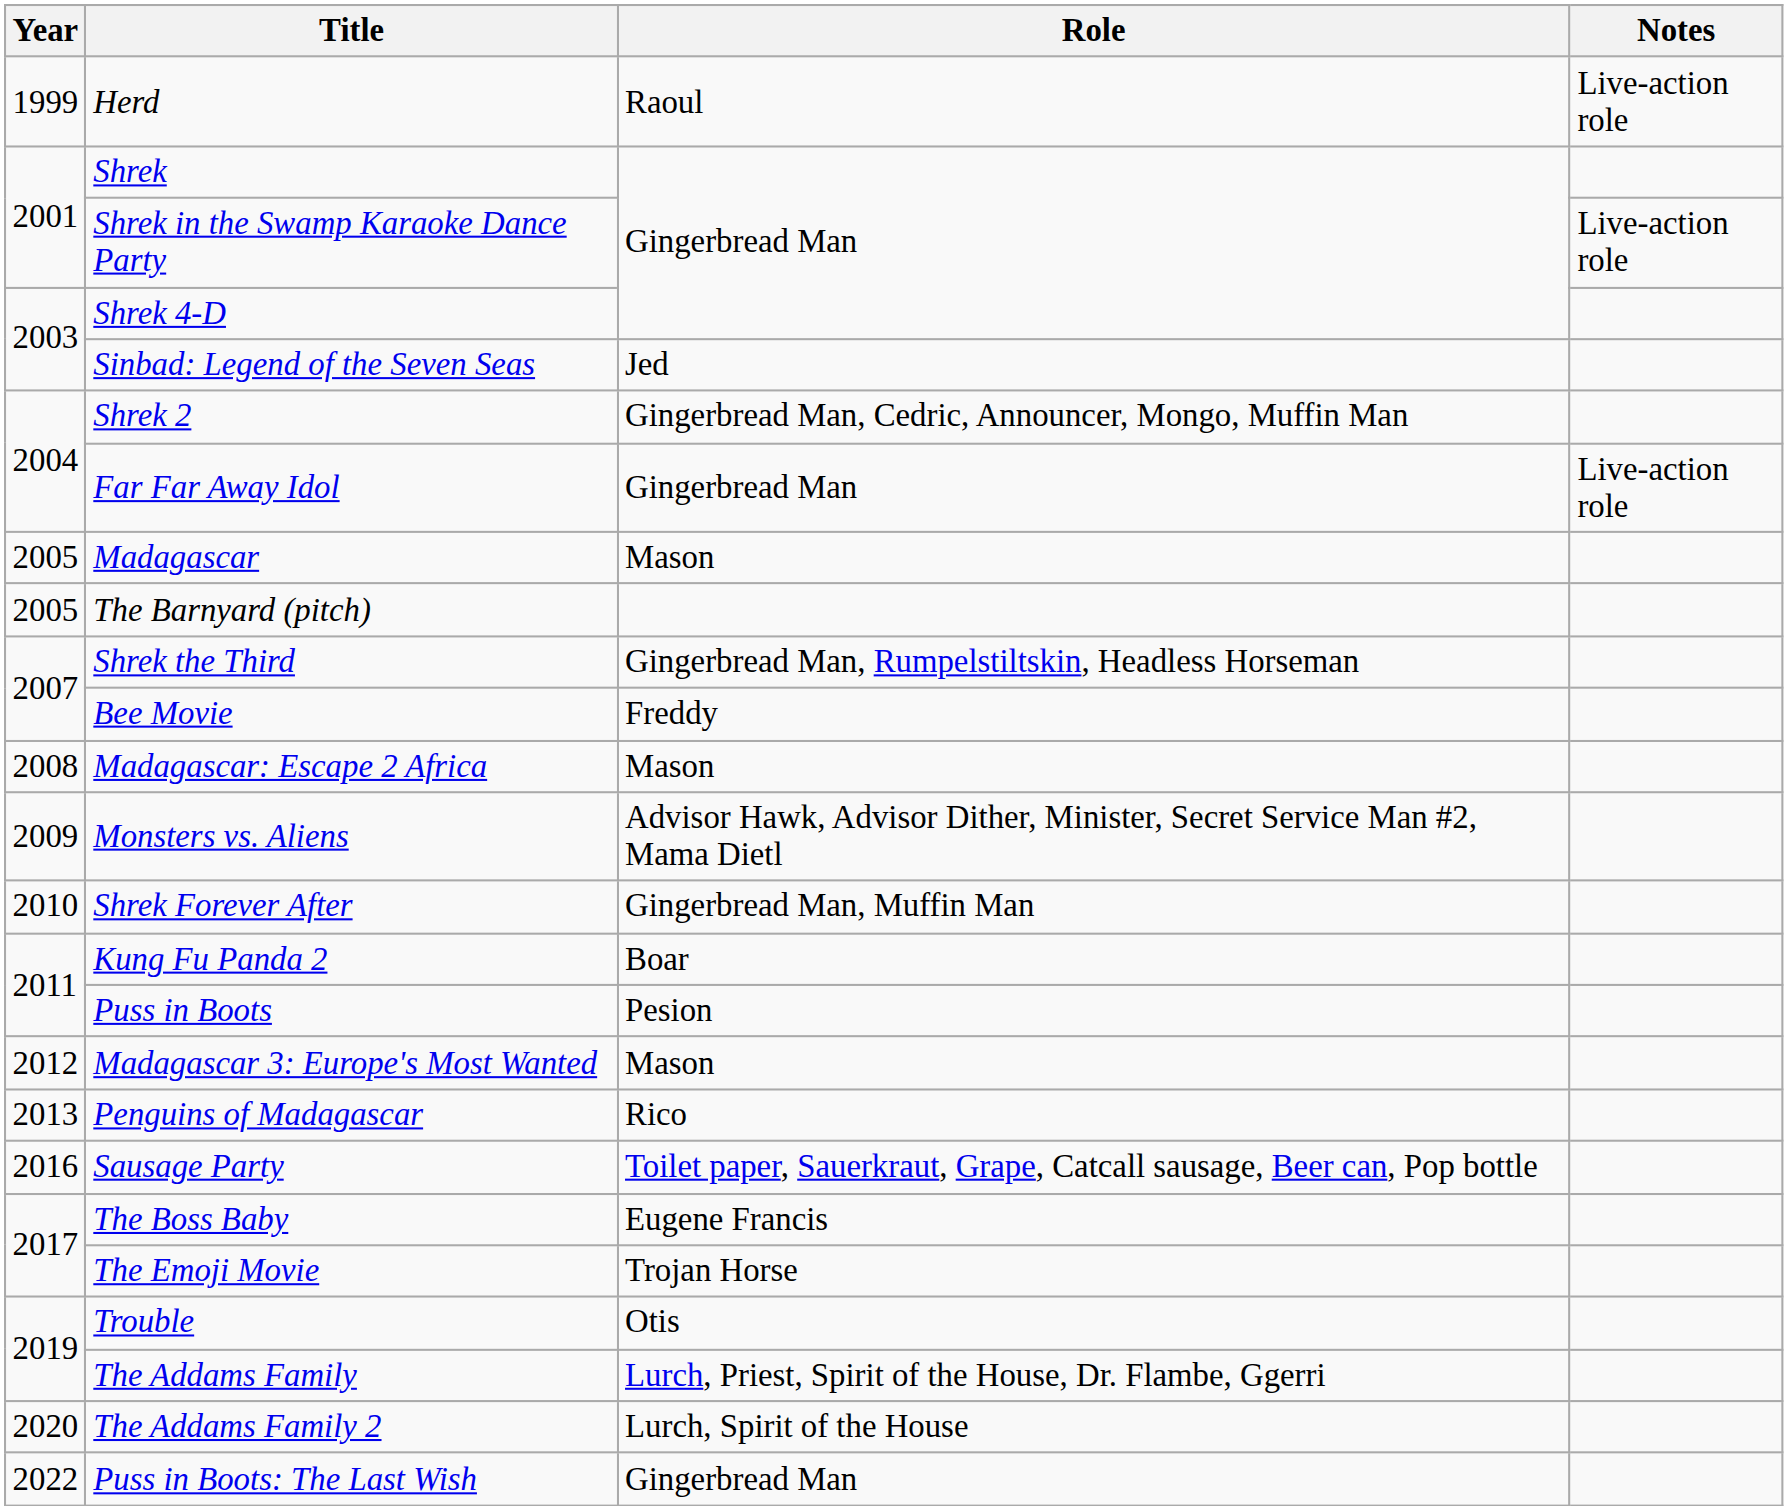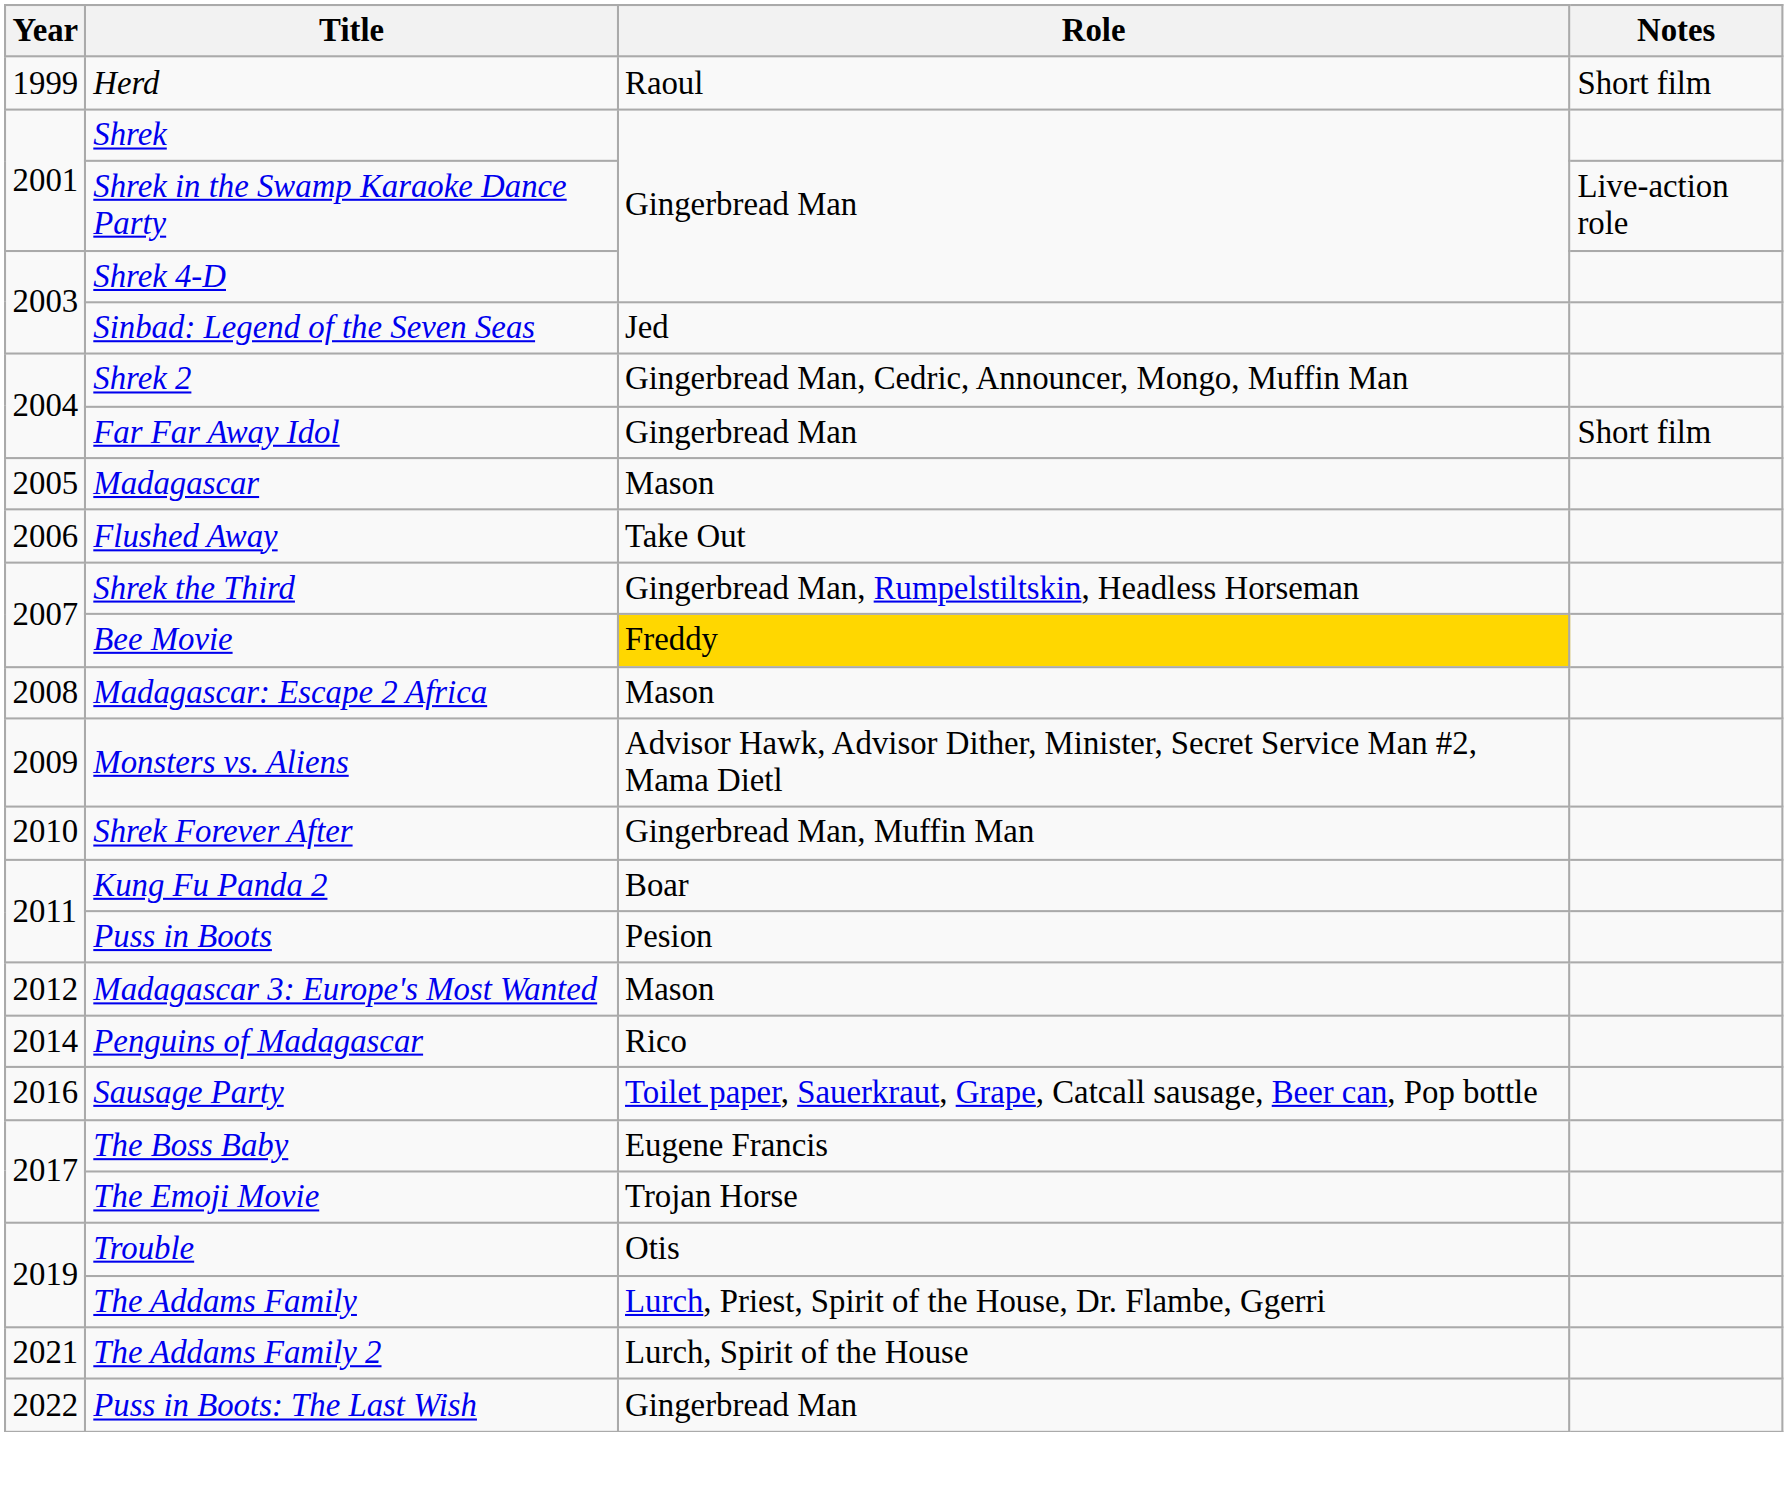(1653, 100) Live-action role -> (1644, 82) Short film
(1653, 486) Live-action role -> (1644, 431) Short film
- row: (232, 609)
+ row: (185, 535)
(671, 713) no background -> (671, 639) gold background
(45, 1114) 2013 -> (45, 1040) 2014
(45, 1426) 2020 -> (45, 1352) 2021
